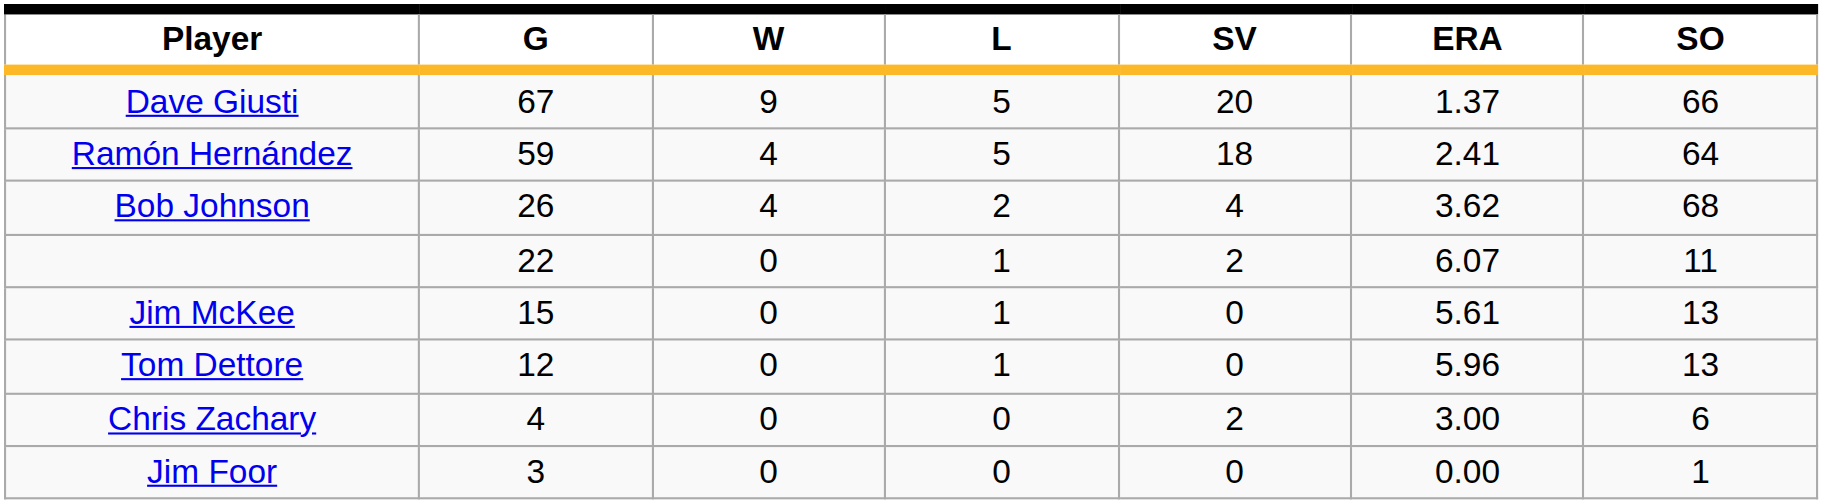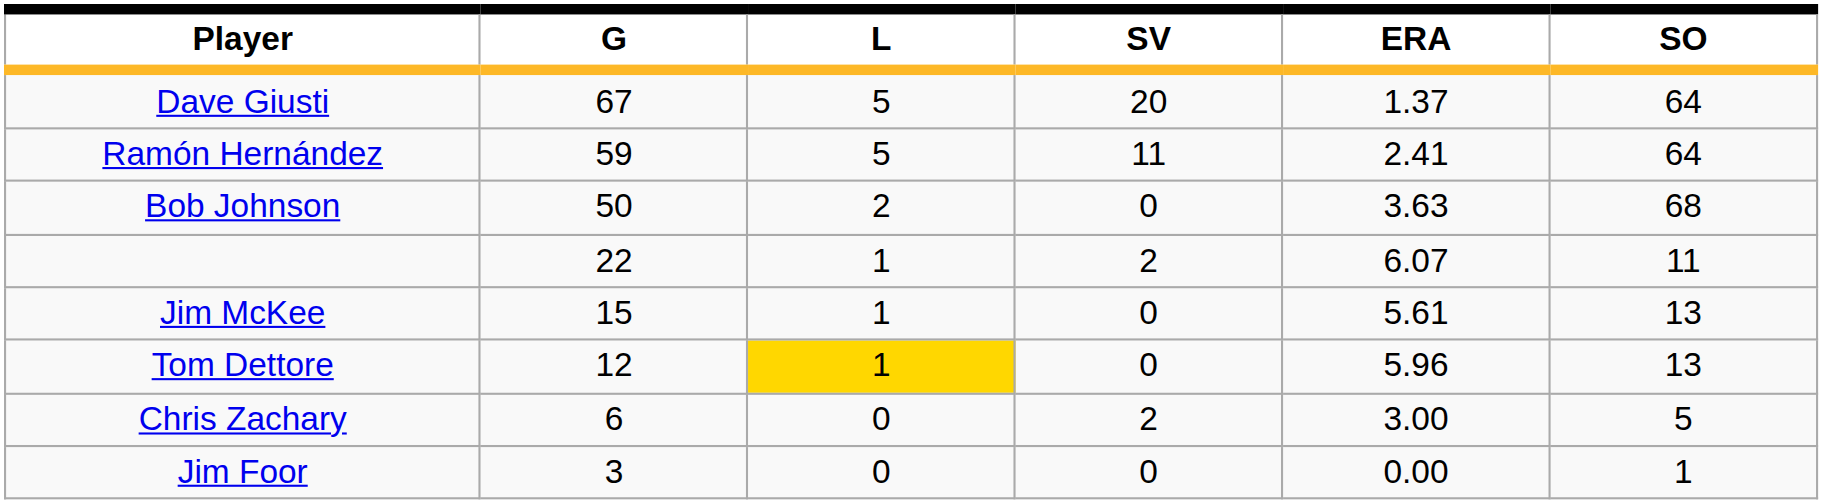- column: (769, 39)
(1701, 100) 66 -> (1683, 100) 64
(1235, 153) 18 -> (1149, 153) 11
(536, 206) 26 -> (614, 206) 50
(1235, 206) 4 -> (1149, 206) 0
(1467, 206) 3.62 -> (1416, 206) 3.63
(1002, 365) no background -> (881, 365) gold background
(536, 418) 4 -> (614, 418) 6
(1700, 418) 6 -> (1683, 418) 5
